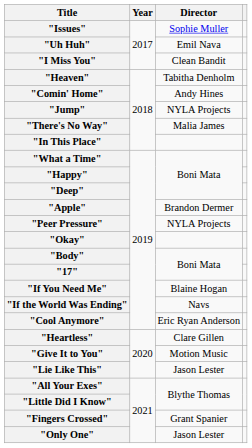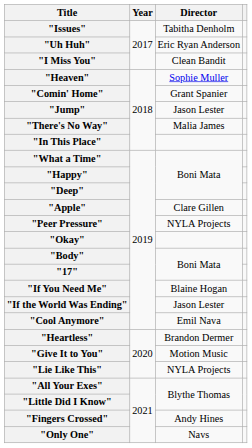(199, 28) Sophie Muller -> (199, 28) Tabitha Denholm
(199, 45) Emil Nava -> (199, 45) Eric Ryan Anderson
(199, 77) Tabitha Denholm -> (199, 77) Sophie Muller
(199, 93) Andy Hines -> (199, 93) Grant Spanier
(199, 110) NYLA Projects -> (199, 110) Jason Lester
(199, 207) Brandon Dermer -> (199, 207) Clare Gillen
(199, 304) Navs -> (199, 304) Jason Lester
(199, 321) Eric Ryan Anderson -> (199, 321) Emil Nava
(199, 337) Clare Gillen -> (199, 337) Brandon Dermer
(199, 369) Jason Lester -> (199, 369) NYLA Projects
(199, 418) Grant Spanier -> (199, 418) Andy Hines
(199, 434) Jason Lester -> (199, 434) Navs
